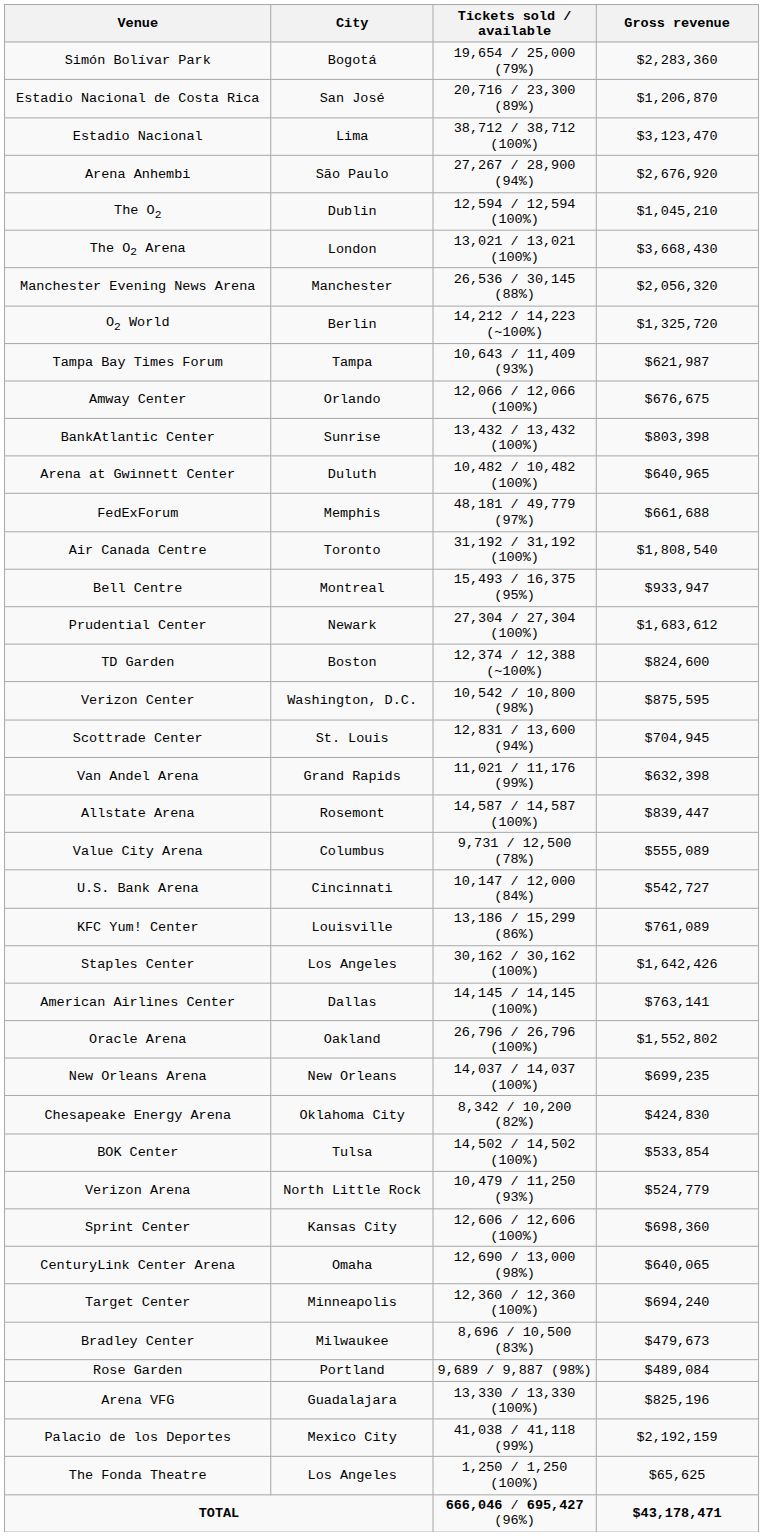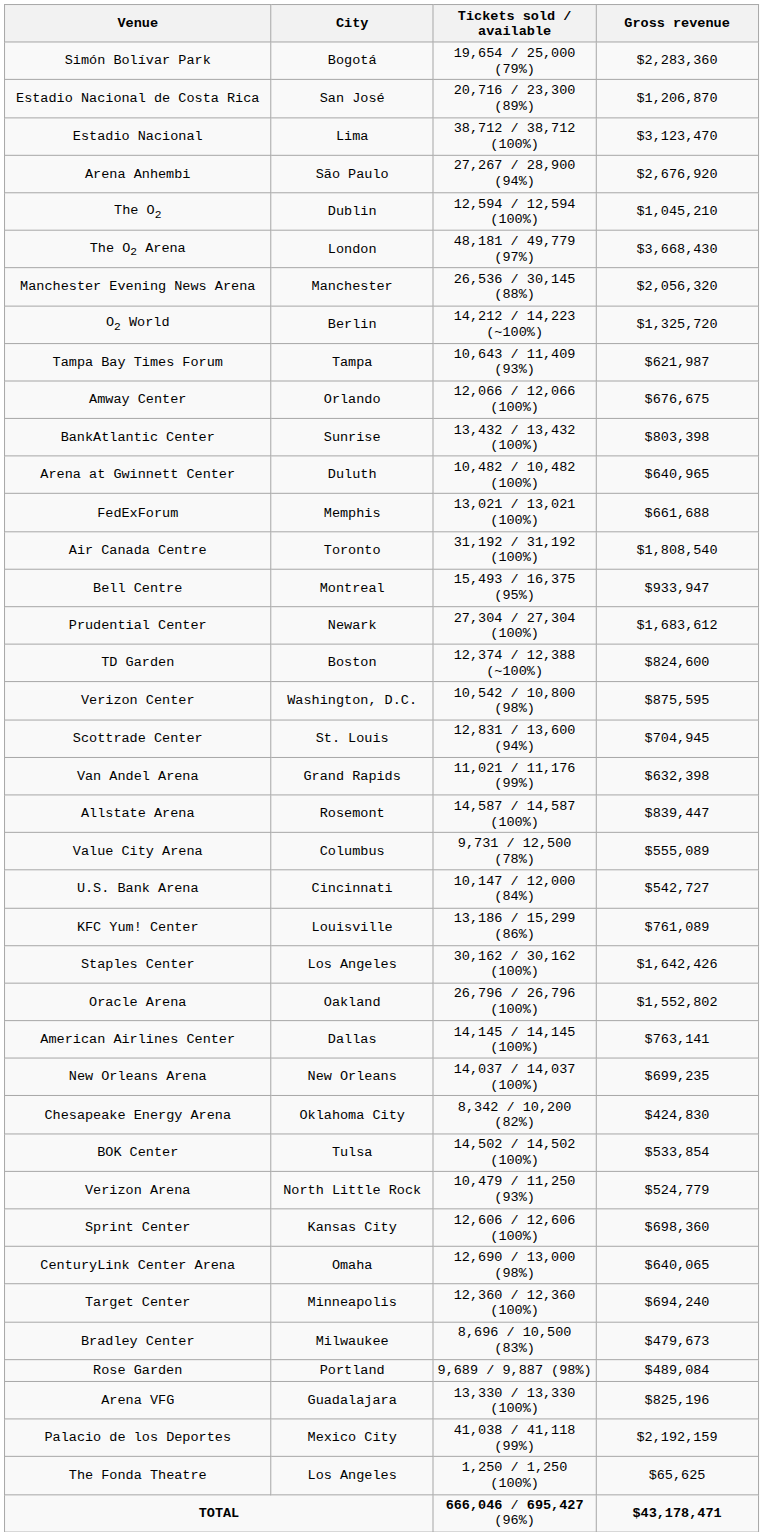(515, 249) 13,021 / 13,021 (100%) -> (515, 249) 48,181 / 49,779 (97%)
(515, 513) 48,181 / 49,779 (97%) -> (515, 513) 13,021 / 13,021 (100%)
rows swapped: (138, 1039) <-> (138, 1002)
